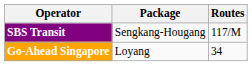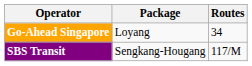rows swapped: (58, 51) <-> (36, 32)
